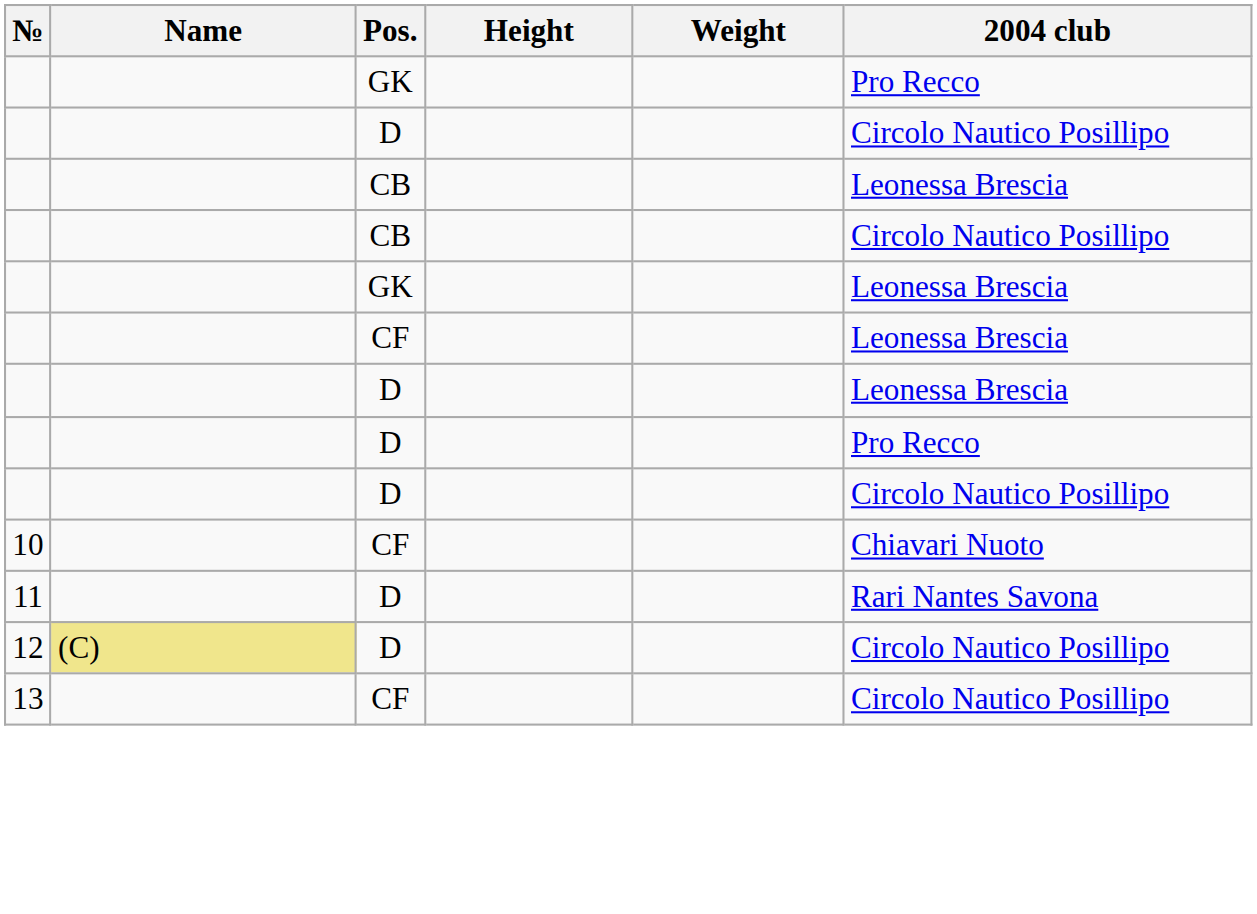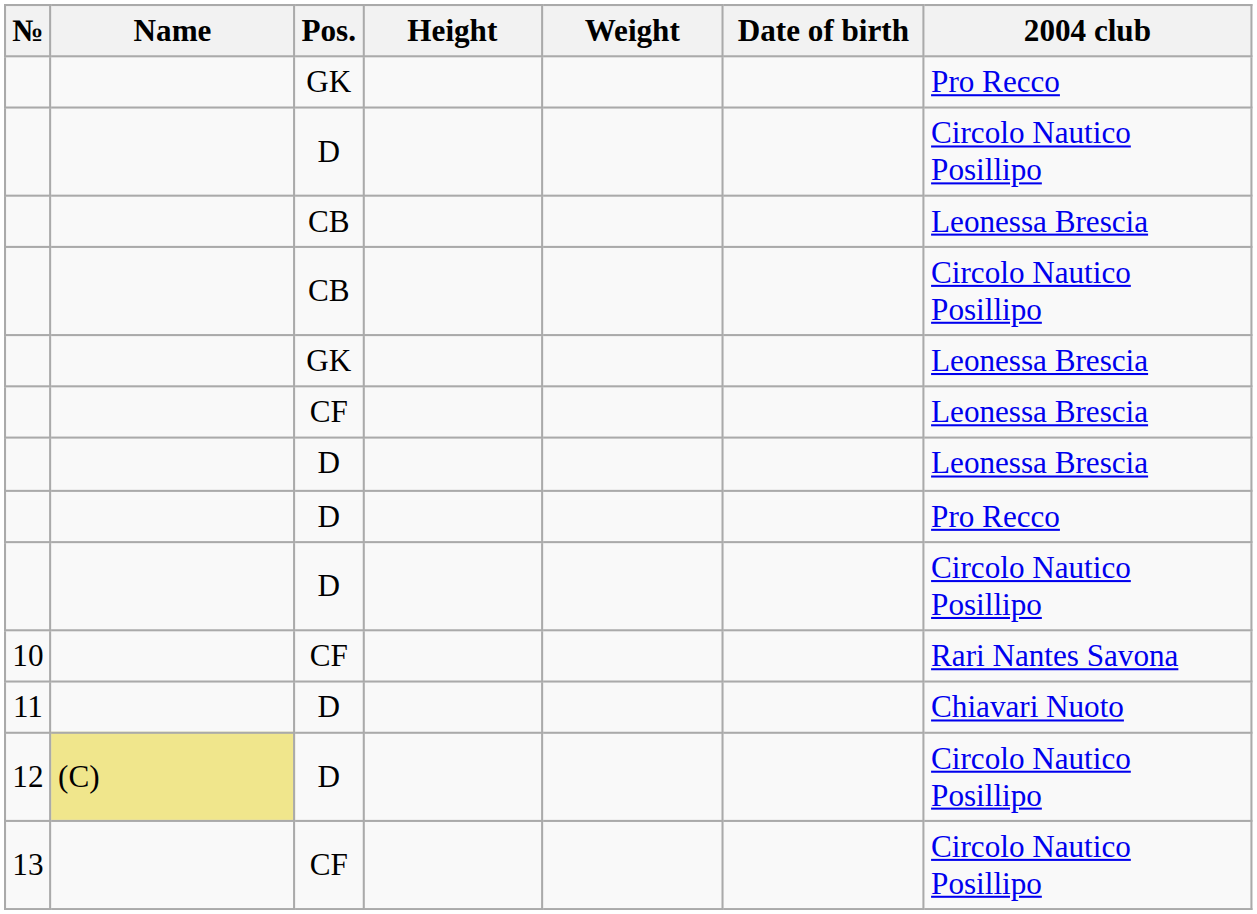+ column: (823, 30)
(947, 544) Chiavari Nuoto -> (1055, 654) Rari Nantes Savona
(975, 595) Rari Nantes Savona -> (1027, 706) Chiavari Nuoto
